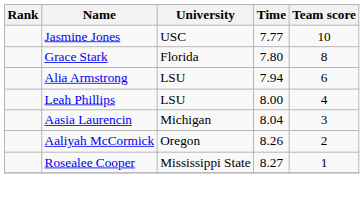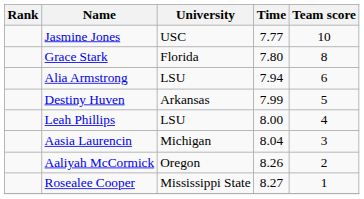+ row: (85, 99)
